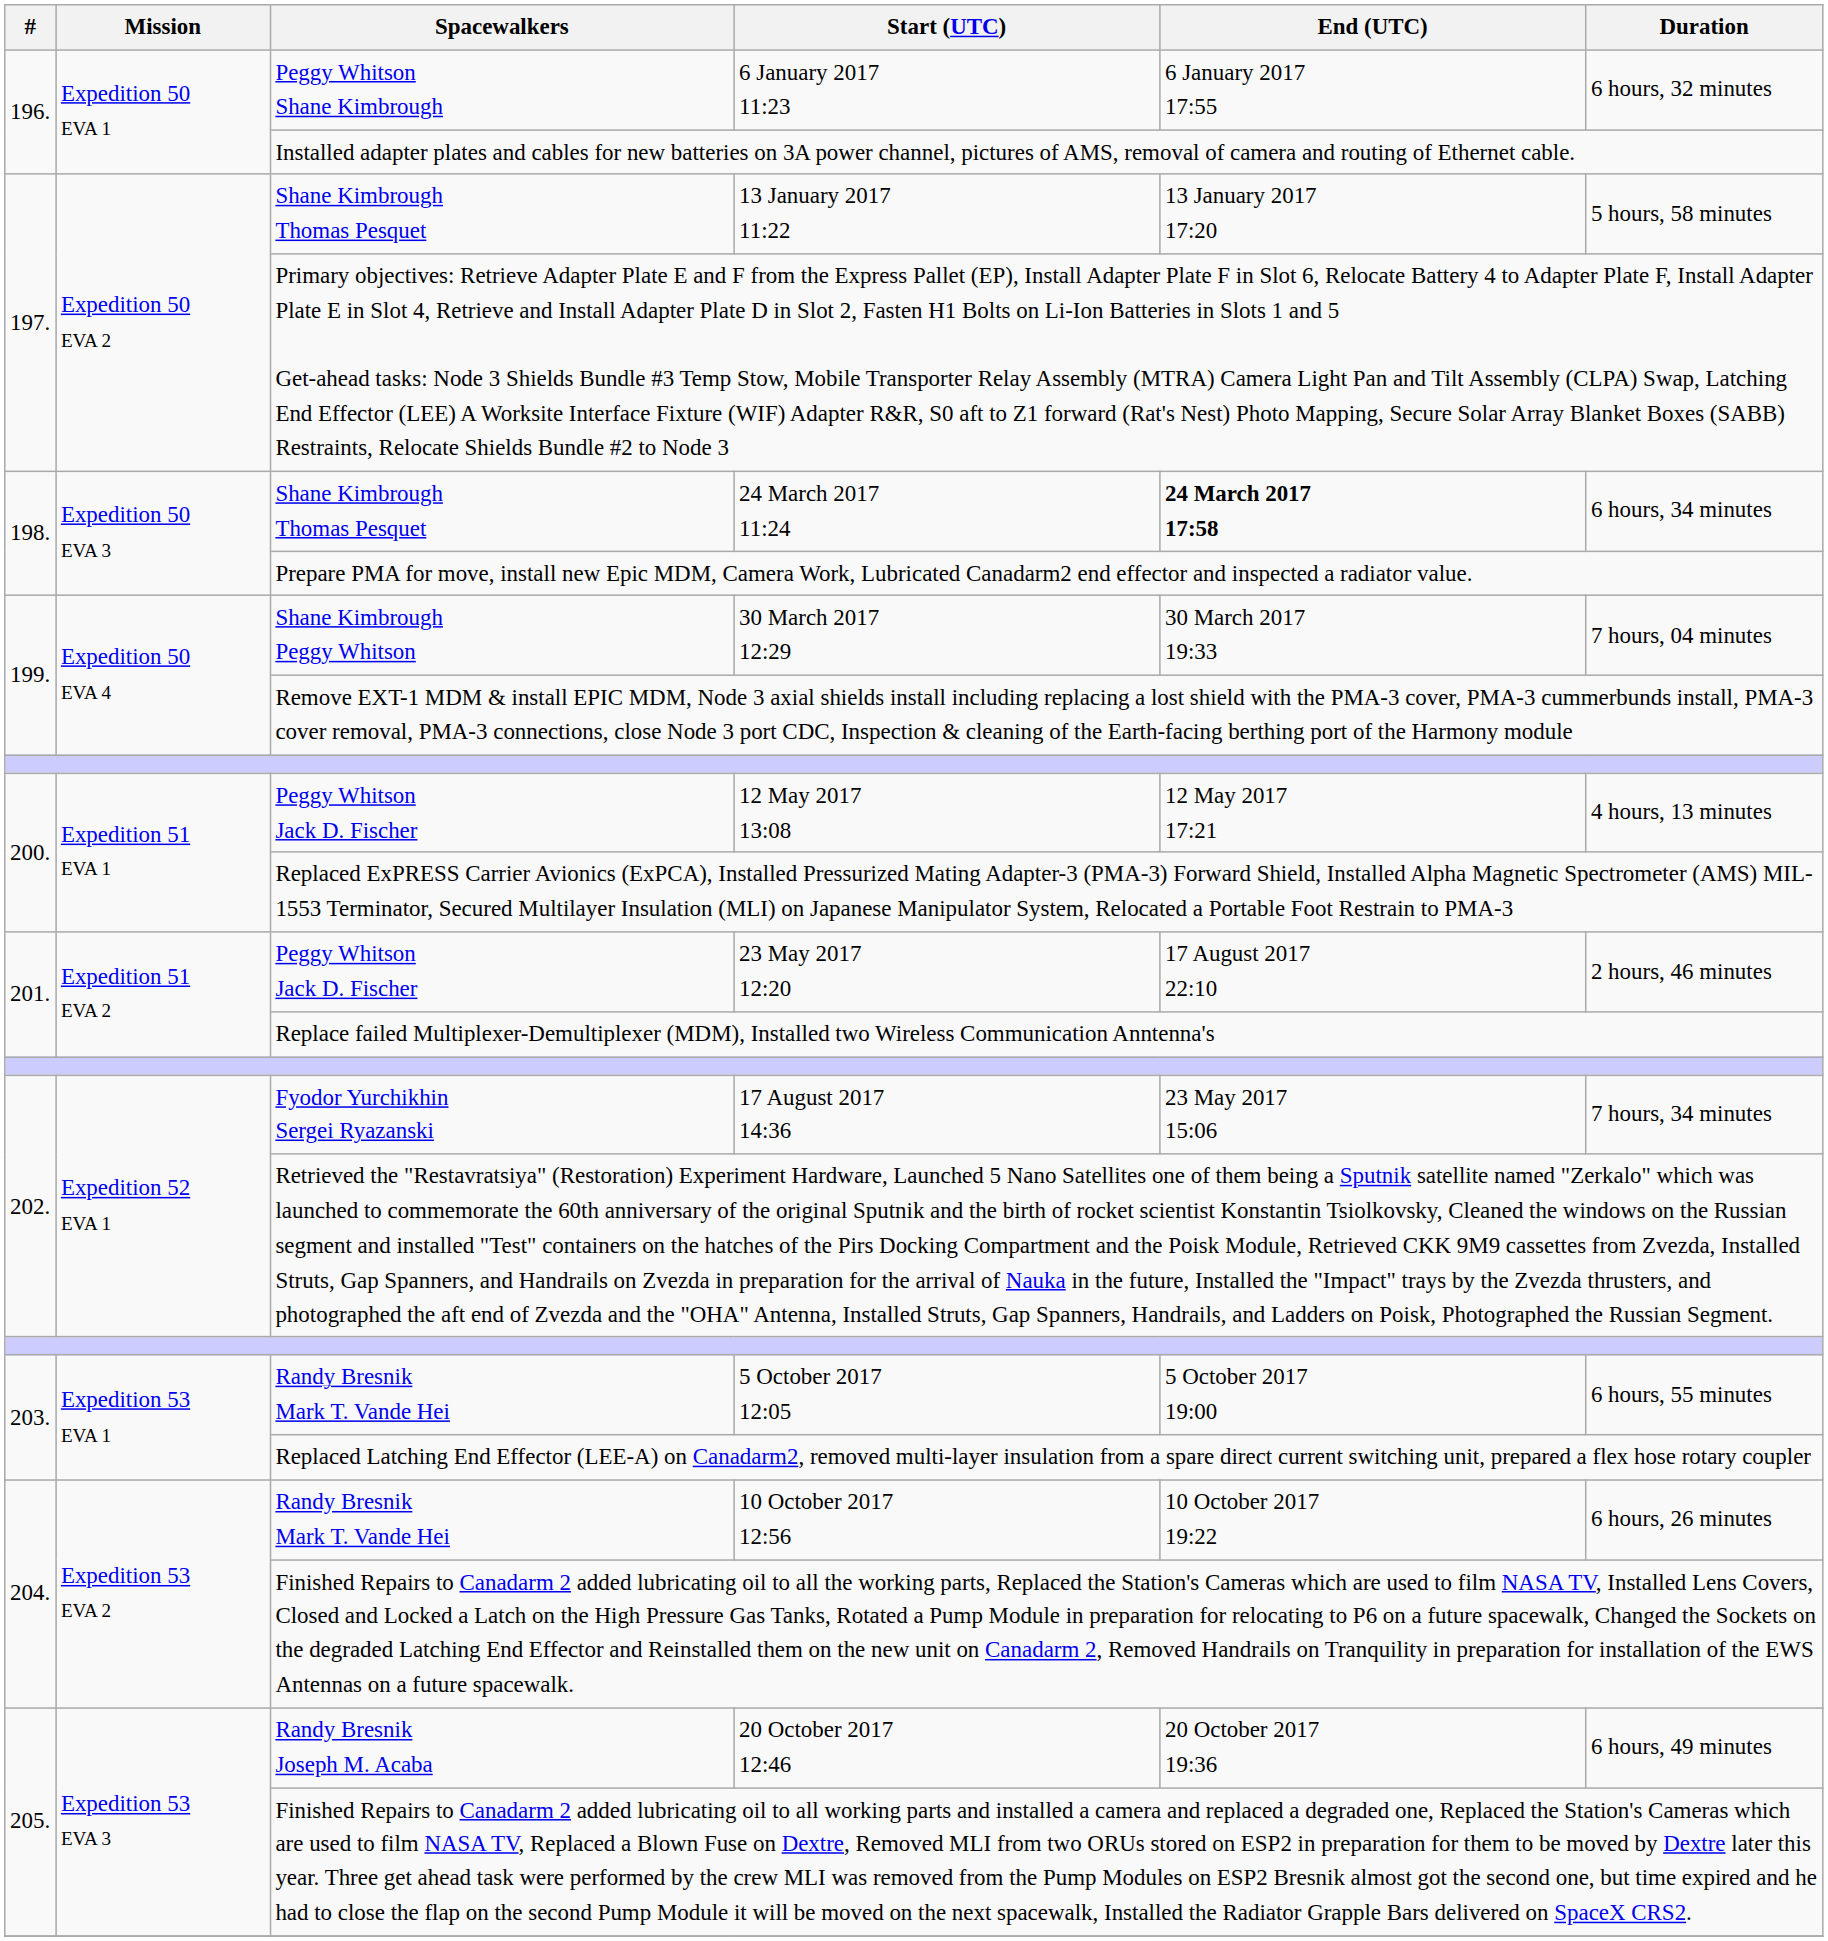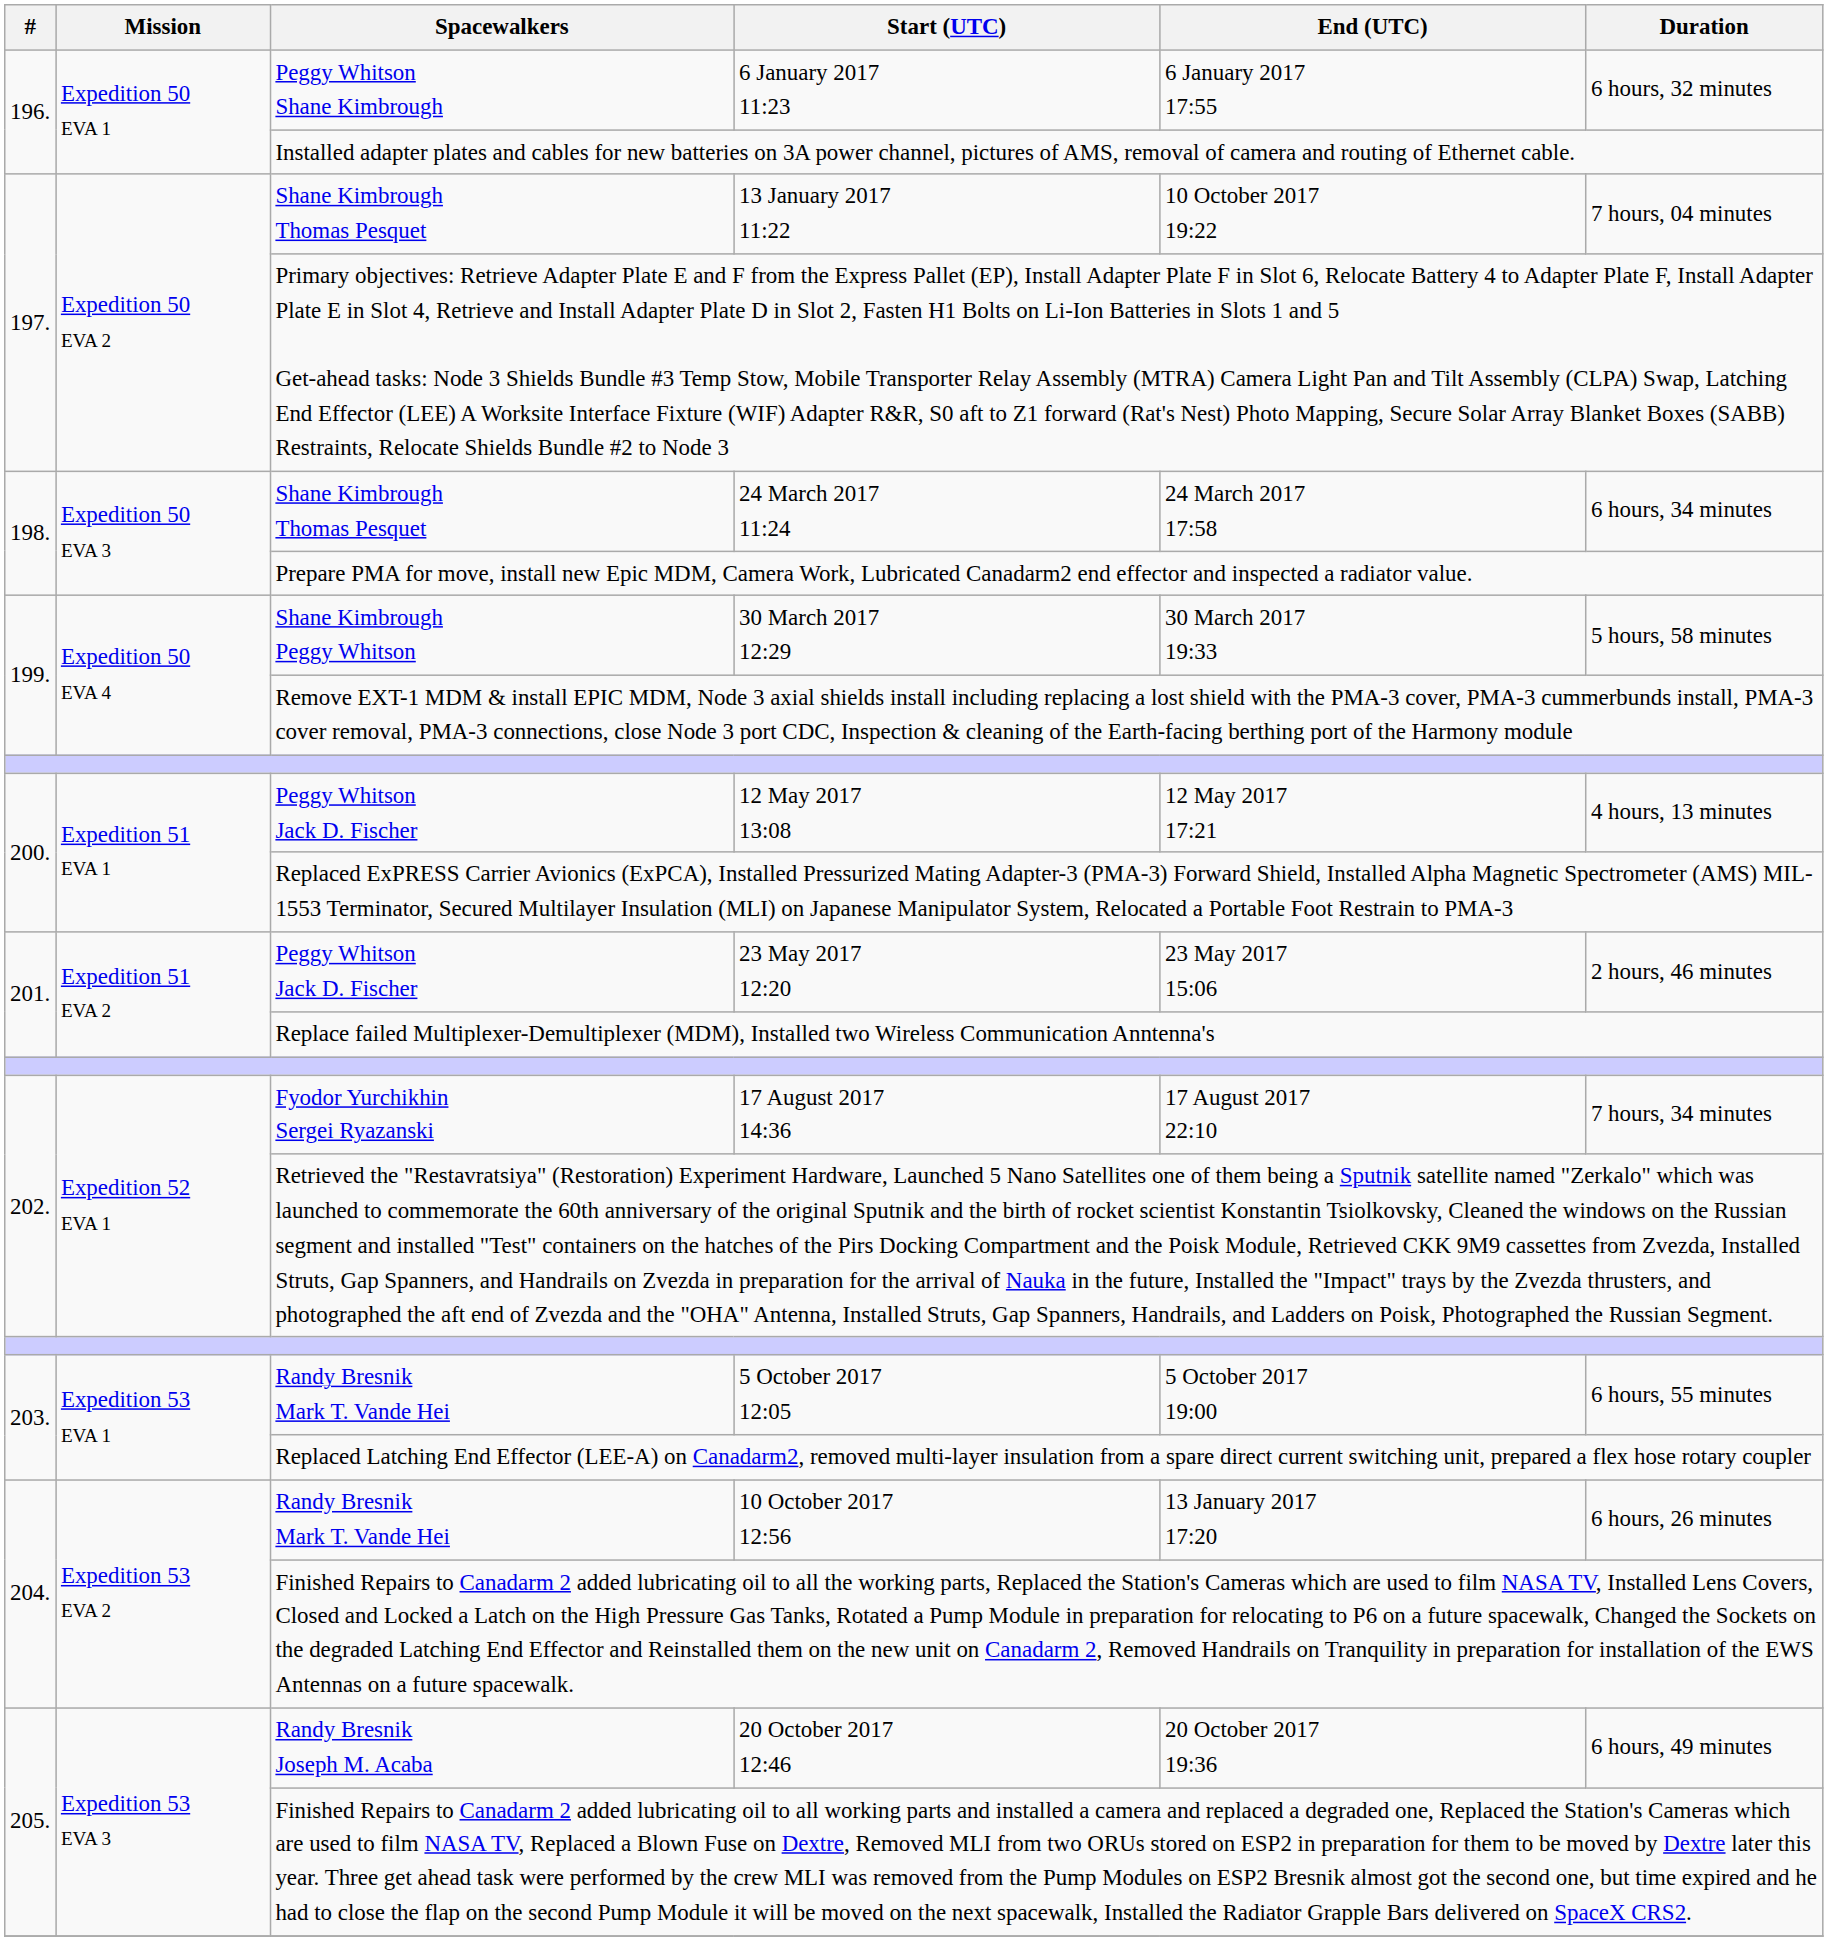(1241, 213) 13 January 2017 17:20 -> (1242, 213) 10 October 2017 19:22
(1681, 213) 5 hours, 58 minutes -> (1681, 213) 7 hours, 04 minutes
(1238, 510) bold -> (1235, 510) normal
(1681, 634) 7 hours, 04 minutes -> (1681, 634) 5 hours, 58 minutes
(1238, 971) 17 August 2017 22:10 -> (1226, 971) 23 May 2017 15:06
(1226, 1113) 23 May 2017 15:06 -> (1238, 1113) 17 August 2017 22:10
(1242, 1519) 10 October 2017 19:22 -> (1241, 1519) 13 January 2017 17:20
